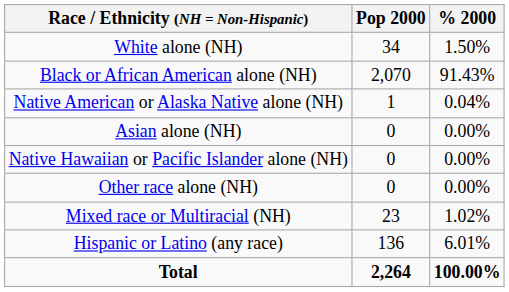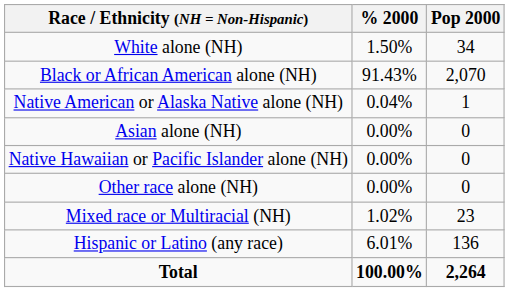columns swapped: (391, 18) <-> (467, 18)
